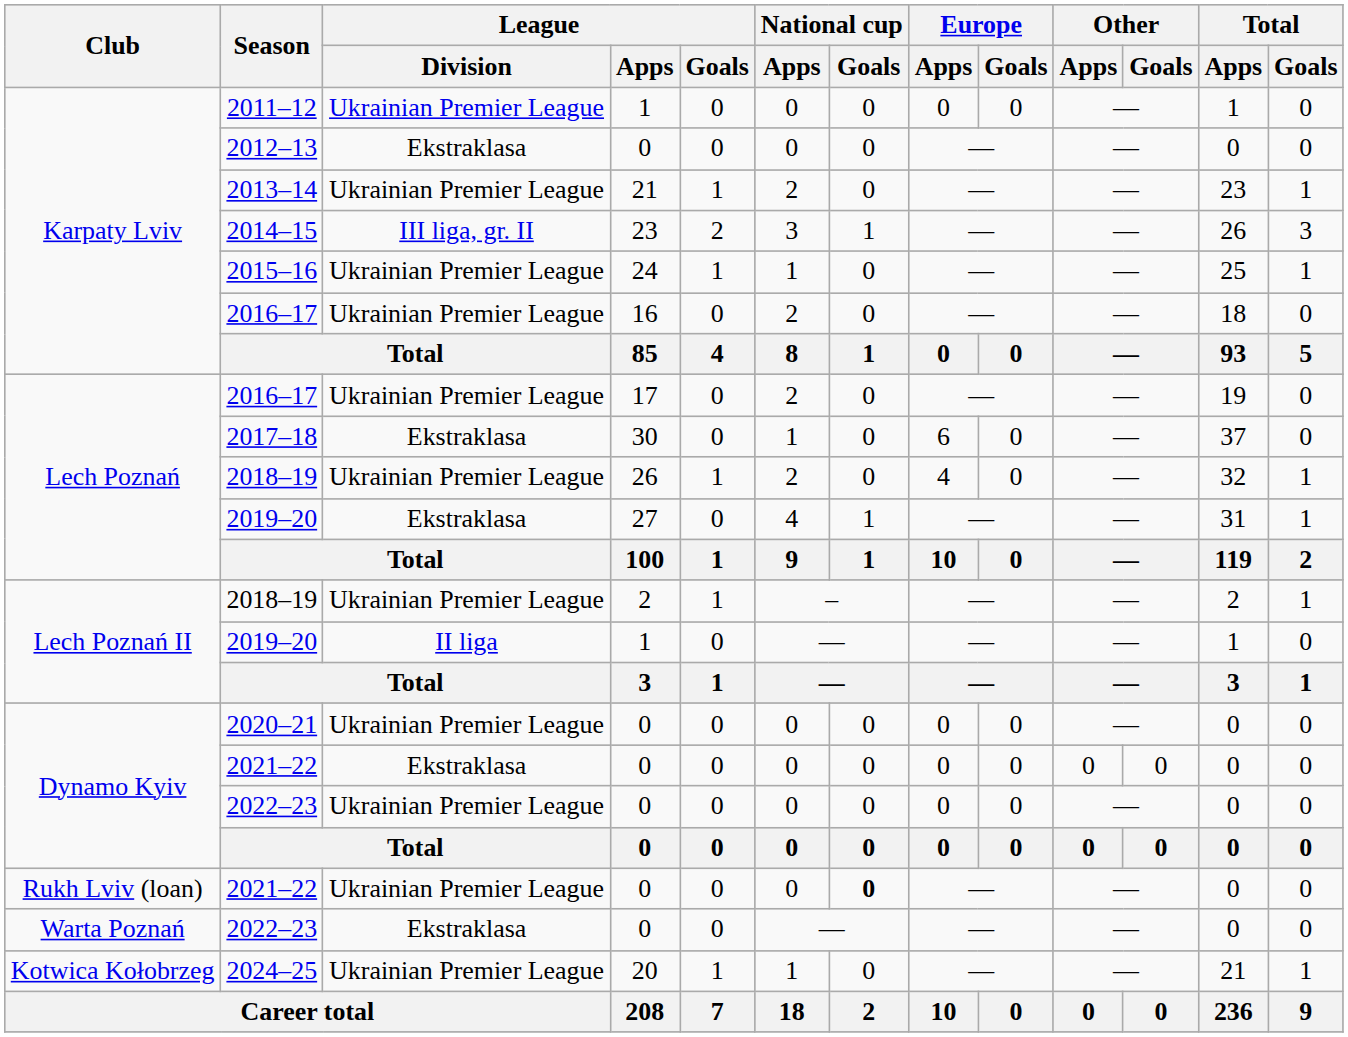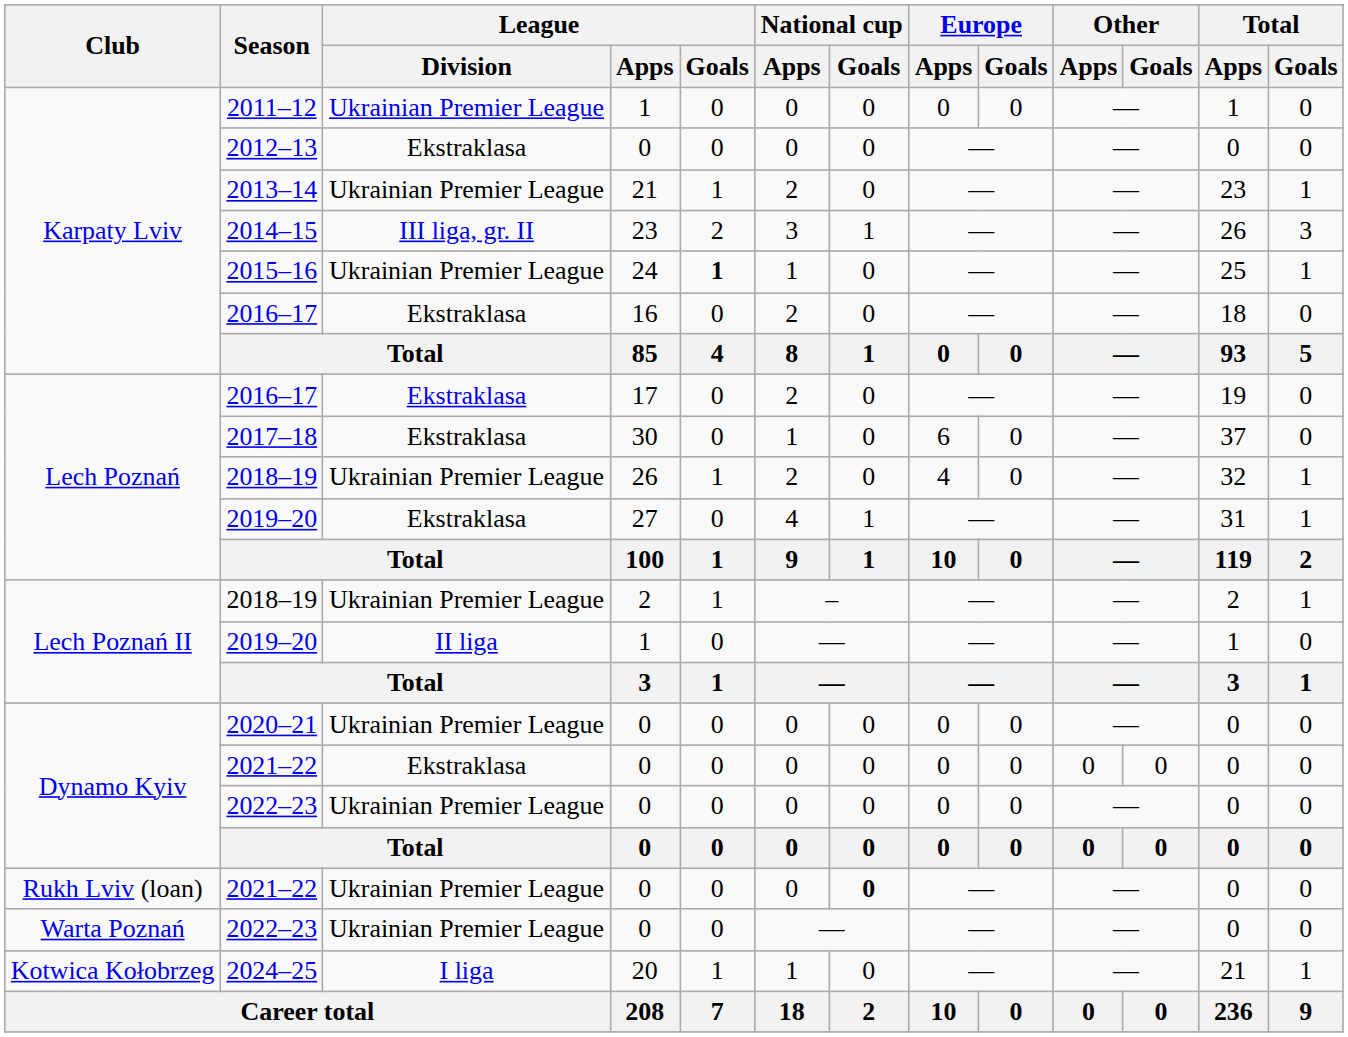(717, 271) normal -> (717, 271) bold
(467, 312) Ukrainian Premier League -> (467, 312) Ekstraklasa
(467, 395) Ukrainian Premier League -> (467, 395) Ekstraklasa
(467, 929) Ekstraklasa -> (467, 929) Ukrainian Premier League
(467, 970) Ukrainian Premier League -> (467, 970) I liga
